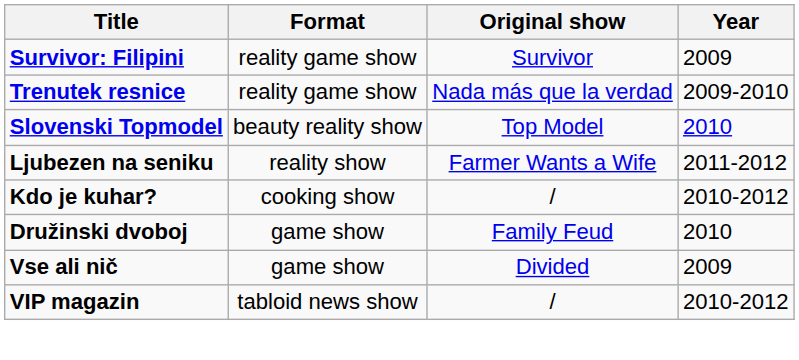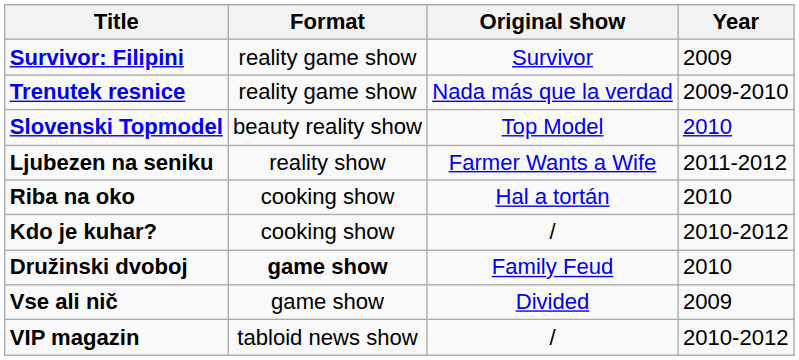+ row: (72, 197)
(328, 232) normal -> (328, 267) bold
